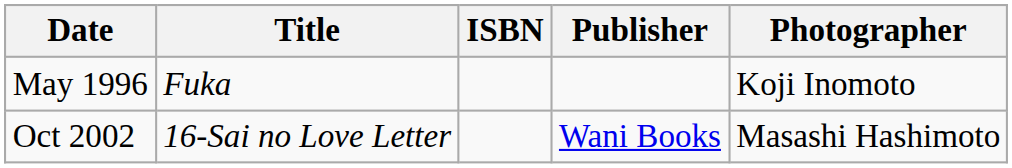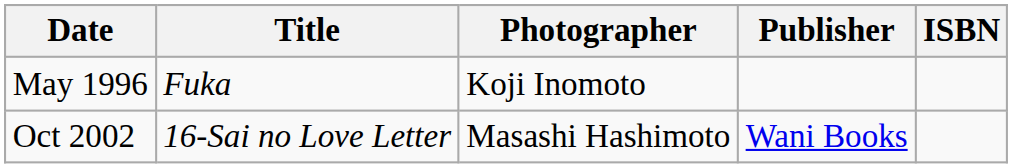columns swapped: (868, 30) <-> (505, 30)
